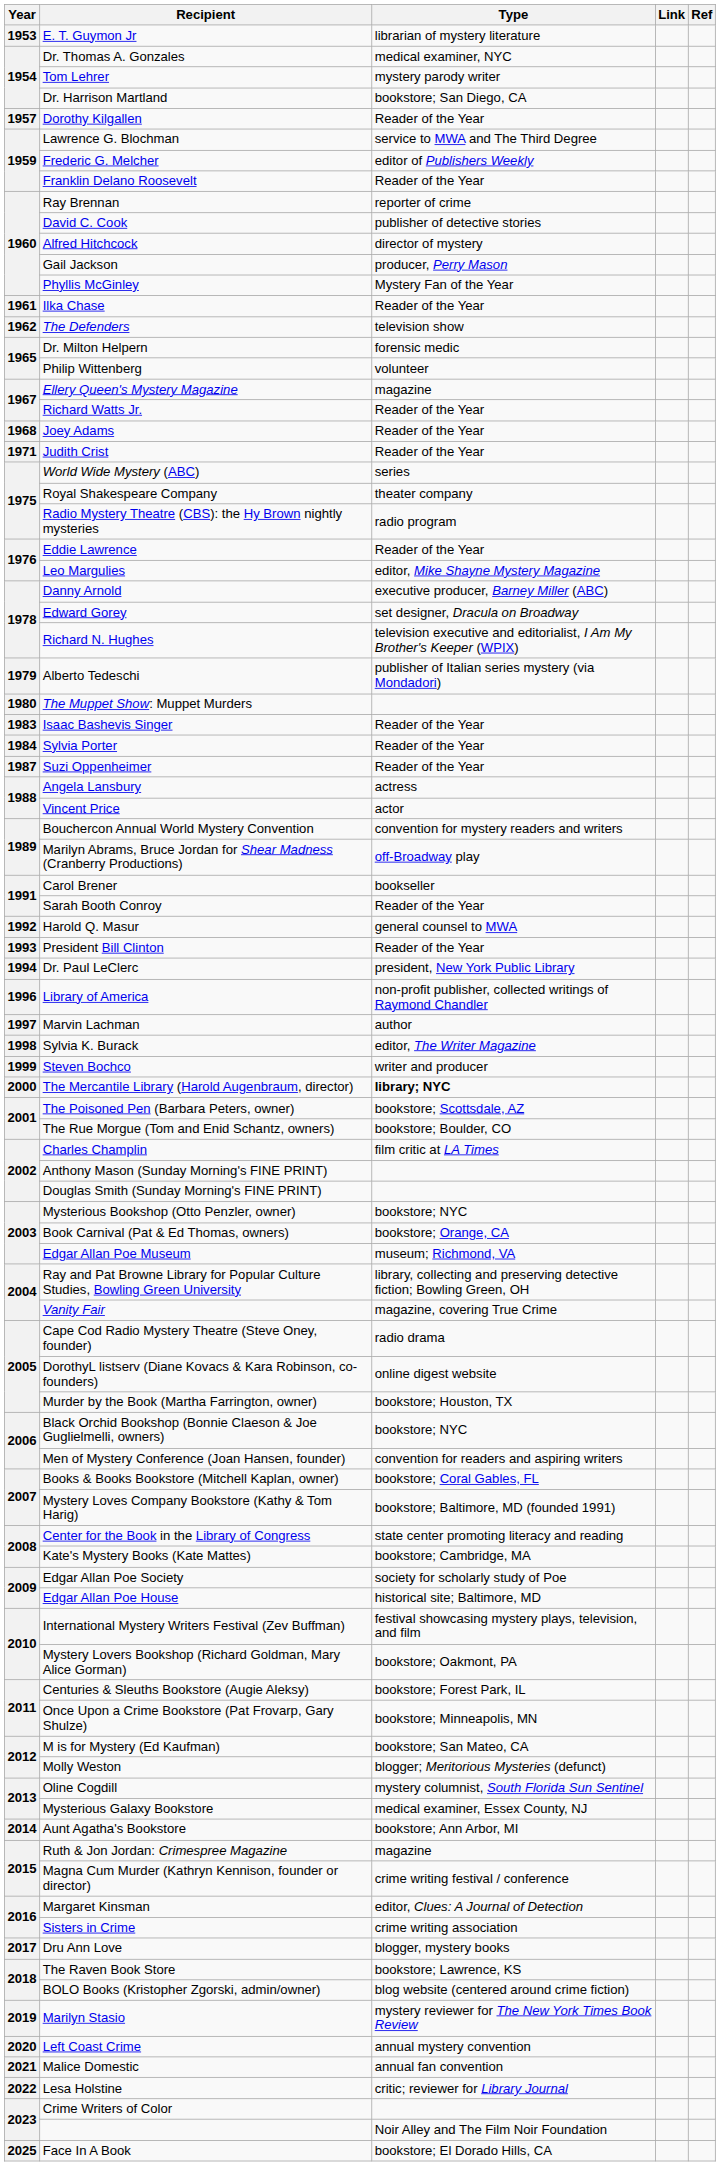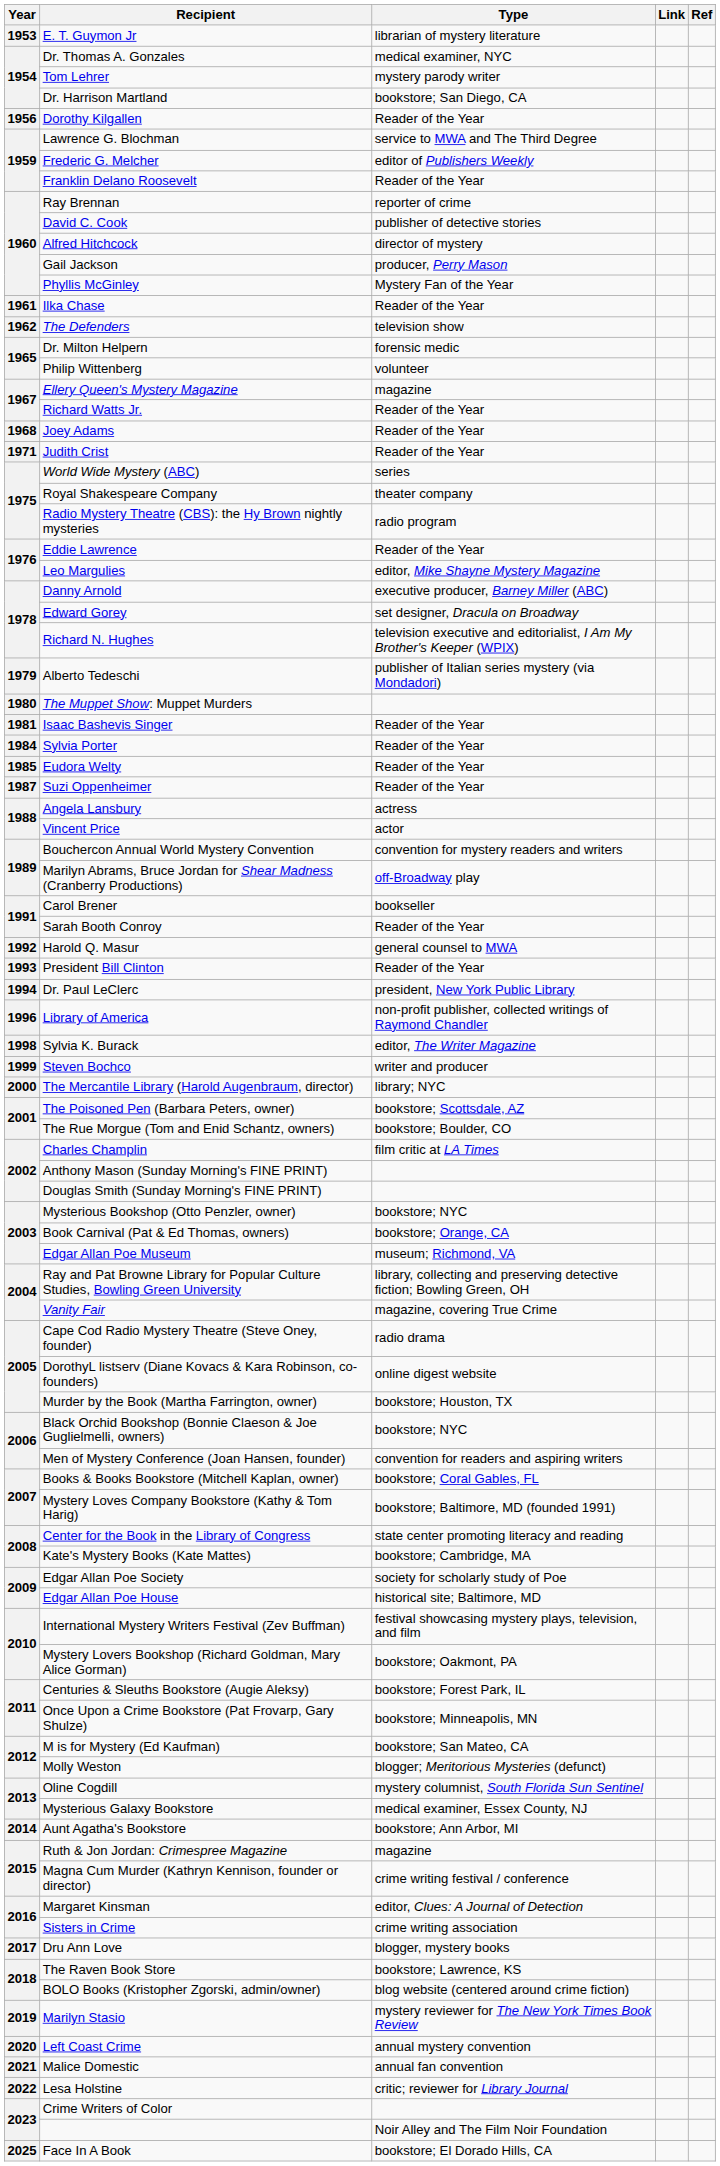(22, 118) 1957 -> (22, 118) 1956
(22, 725) 1983 -> (22, 725) 1981
+ row: (82, 766)
- row: (91, 1025)
(413, 1087) bold -> (410, 1087) normal
